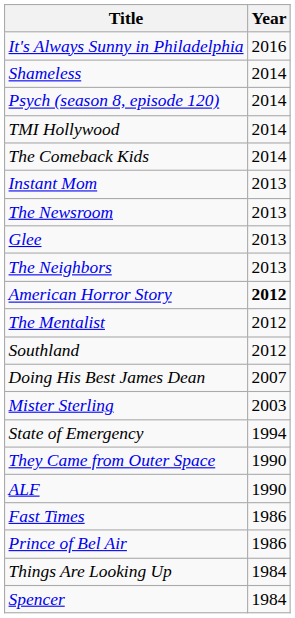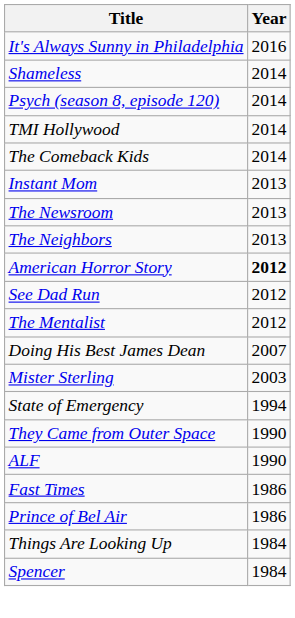- row: (25, 239)
+ row: (54, 294)
- row: (44, 350)
